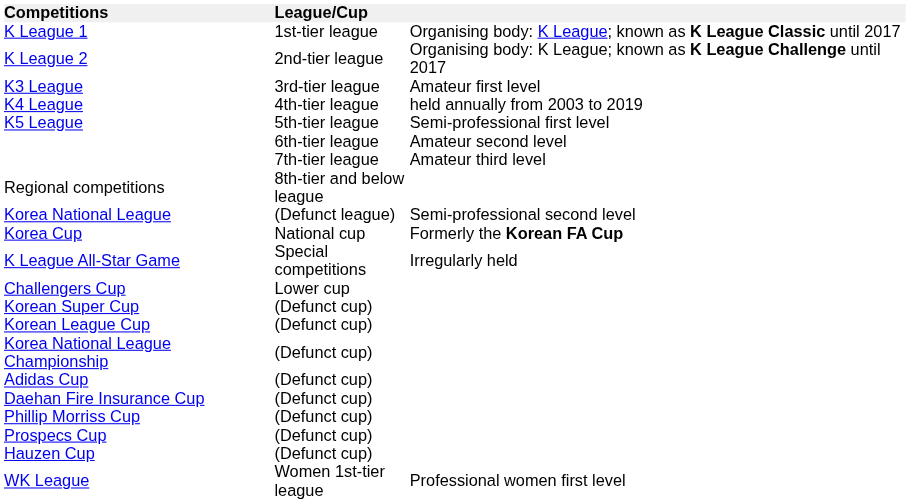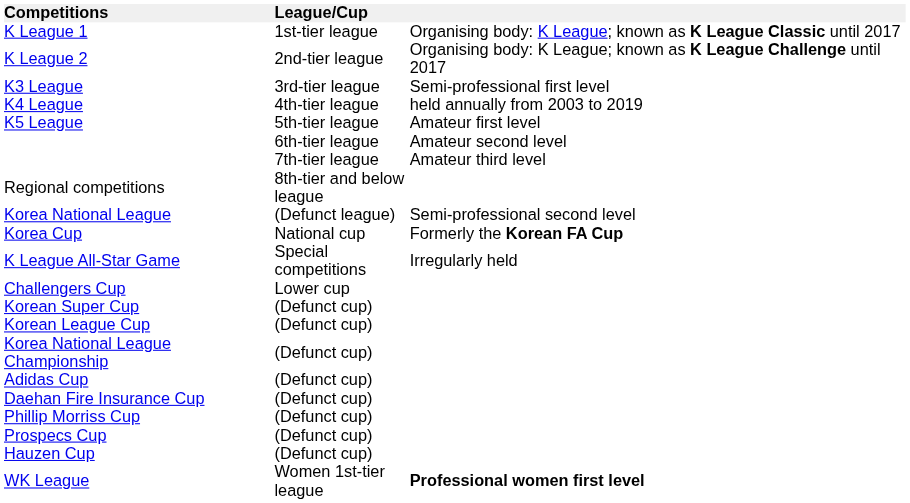(475, 86) Amateur first level -> (510, 86) Semi-professional first level
(510, 123) Semi-professional first level -> (475, 123) Amateur first level
(518, 481) normal -> (527, 481) bold
